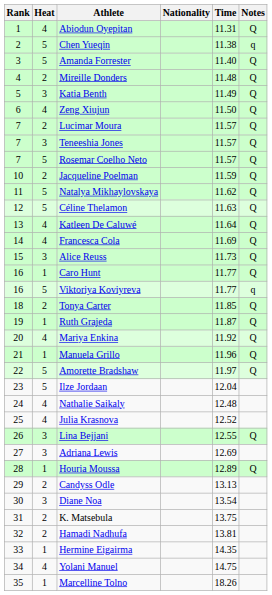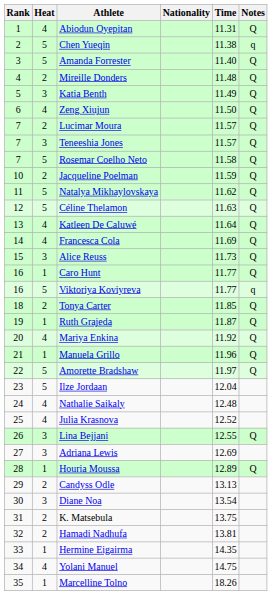(226, 159) 11.57 -> (226, 159) 11.58
